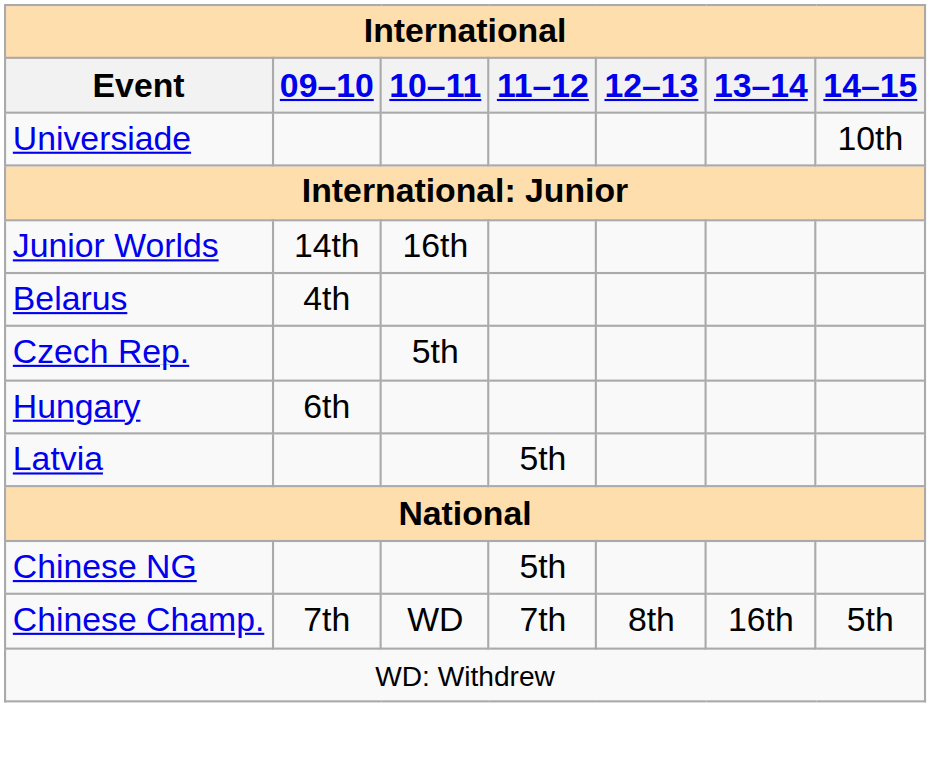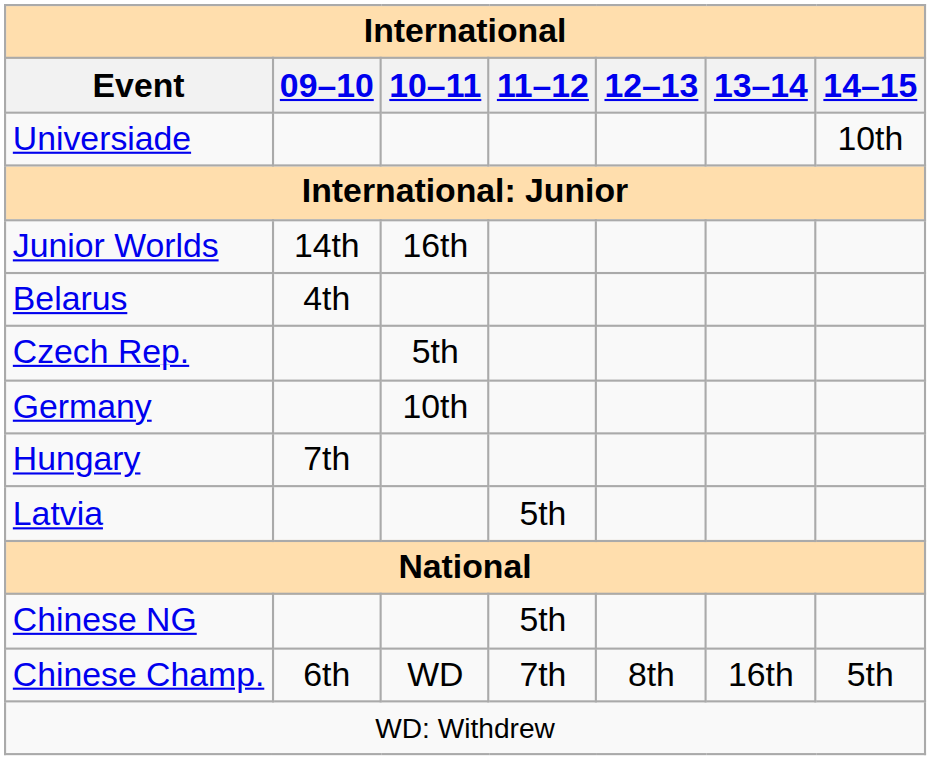+ row: (82, 406)
(327, 406) 6th -> (327, 459) 7th
(327, 620) 7th -> (327, 673) 6th
